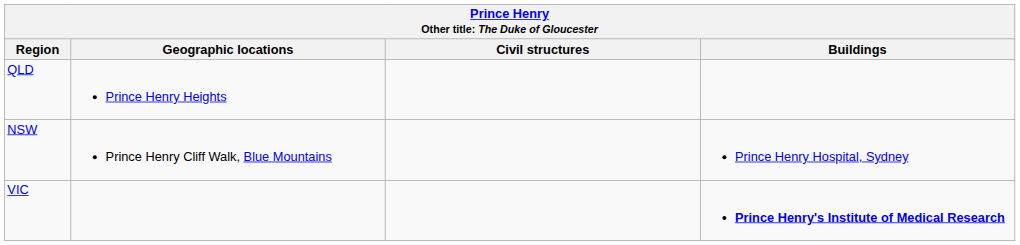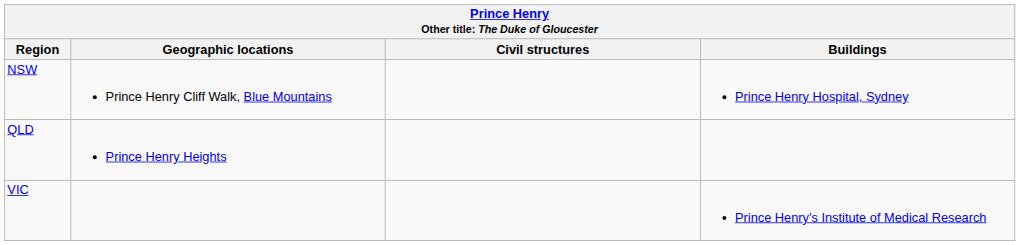rows swapped: (21, 69) <-> (22, 129)
(857, 217) bold -> (857, 217) normal
